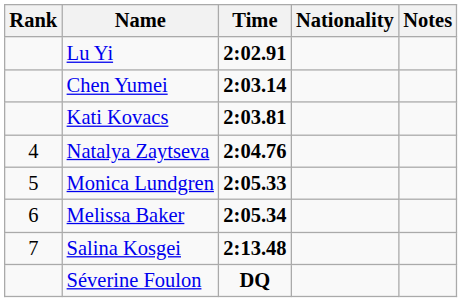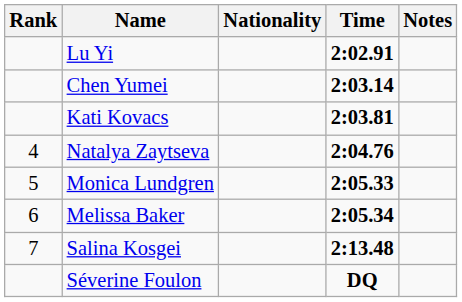columns swapped: (345, 20) <-> (255, 20)
